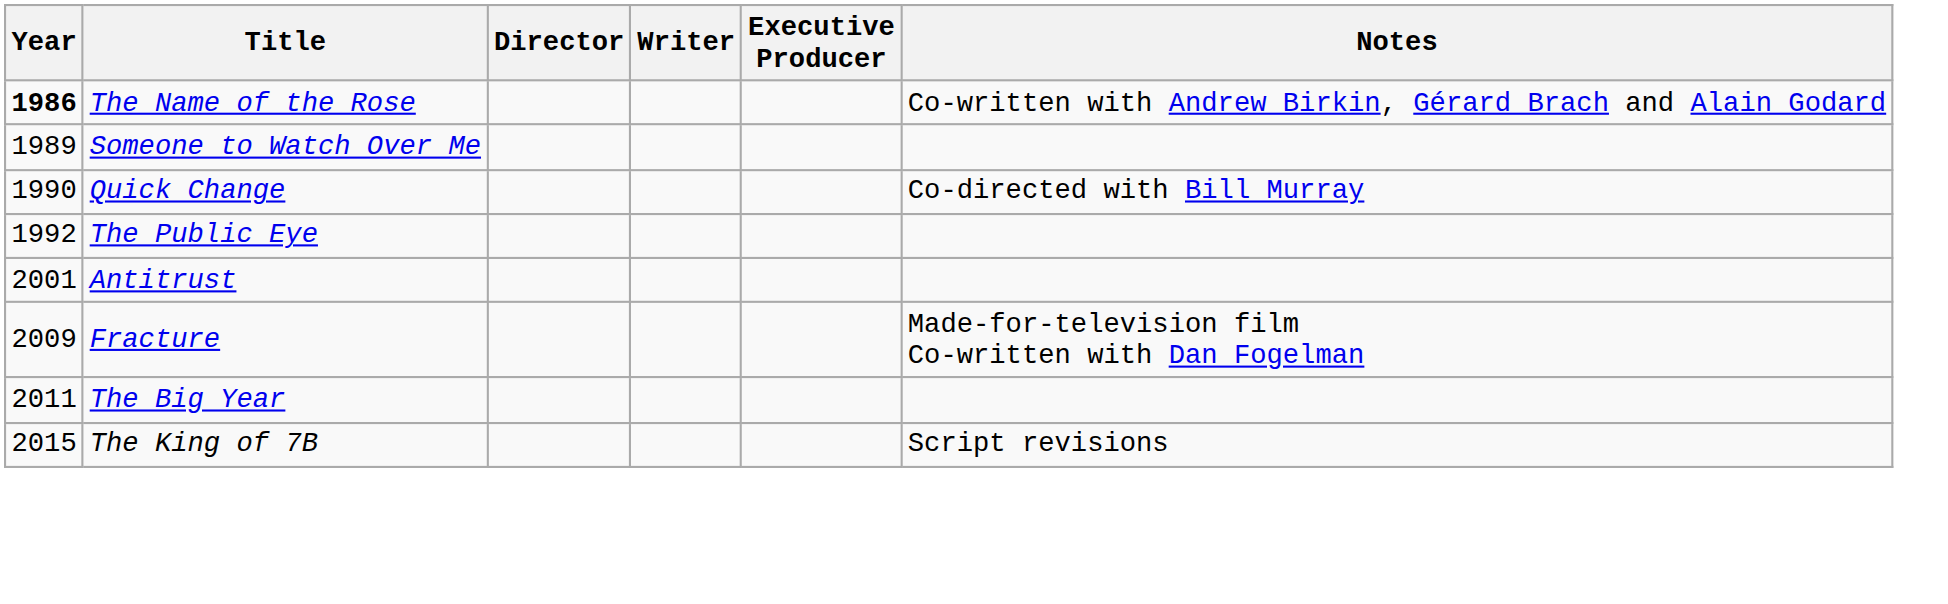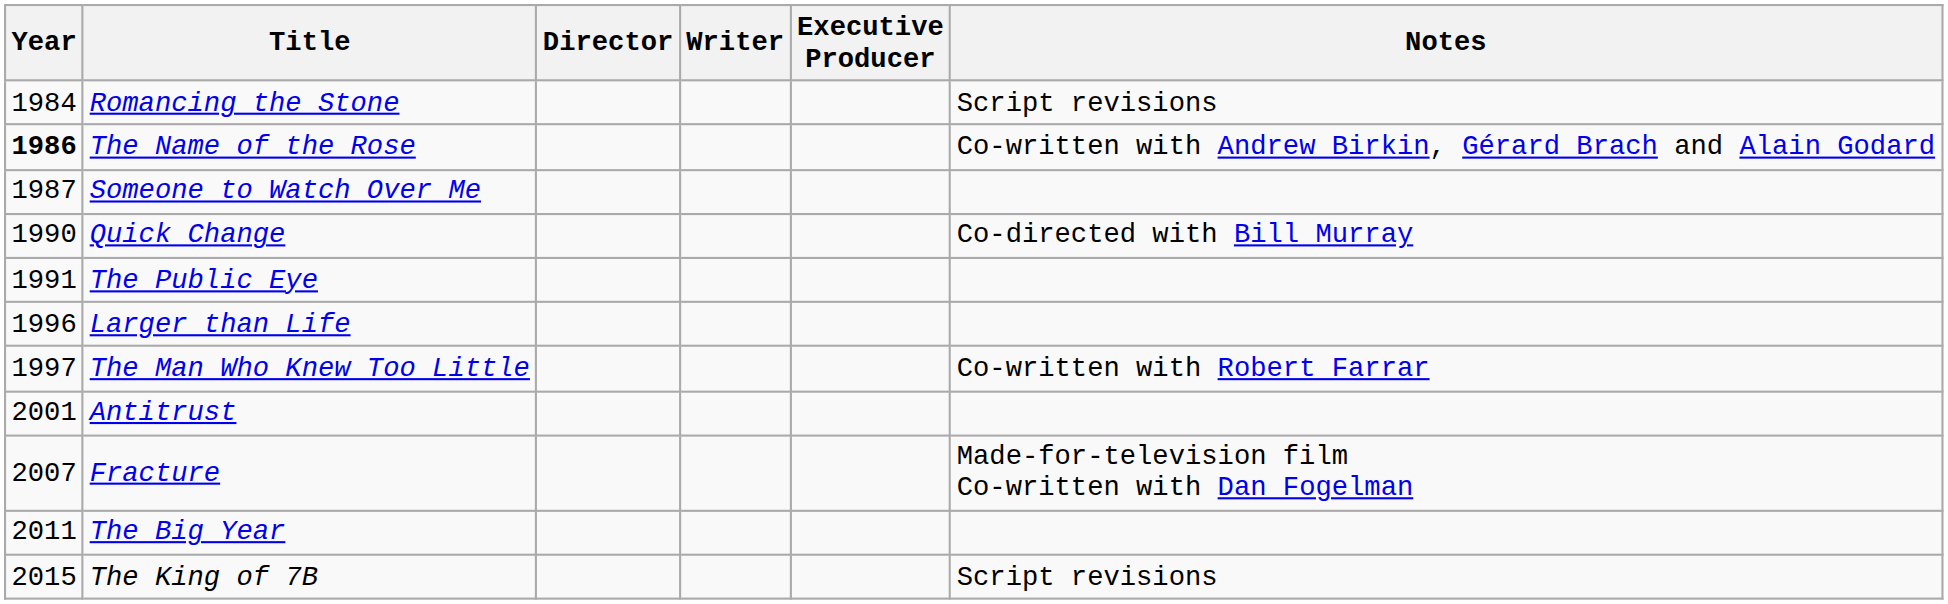+ row: (245, 103)
(44, 147) 1989 -> (44, 191) 1987
(44, 236) 1992 -> (44, 280) 1991
+ row: (220, 324)
+ row: (310, 369)
(44, 340) 2009 -> (44, 473) 2007
